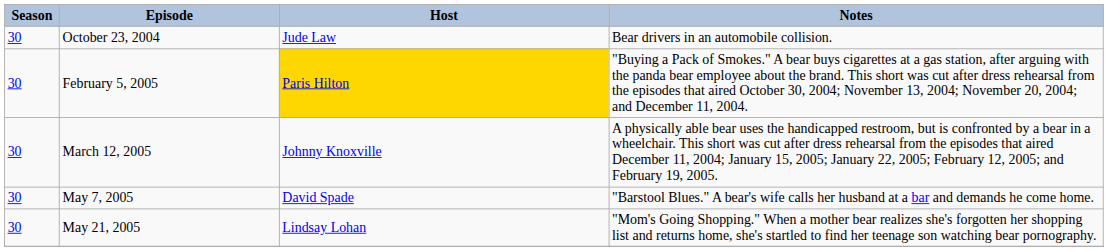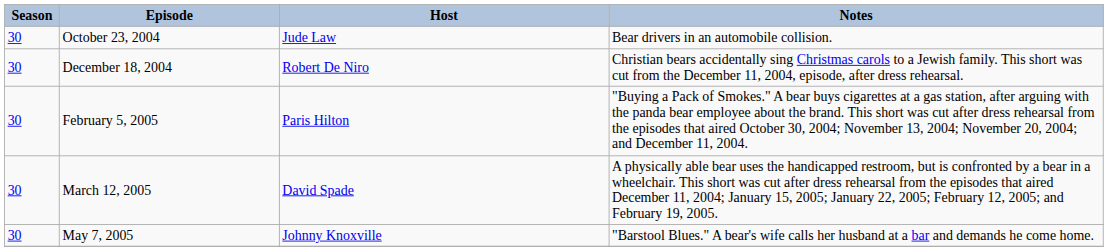+ row: (117, 67)
(316, 83) gold background -> (316, 120) no background
(332, 152) Johnny Knoxville -> (318, 189) David Spade
(318, 197) David Spade -> (332, 235) Johnny Knoxville
- row: (101, 227)
